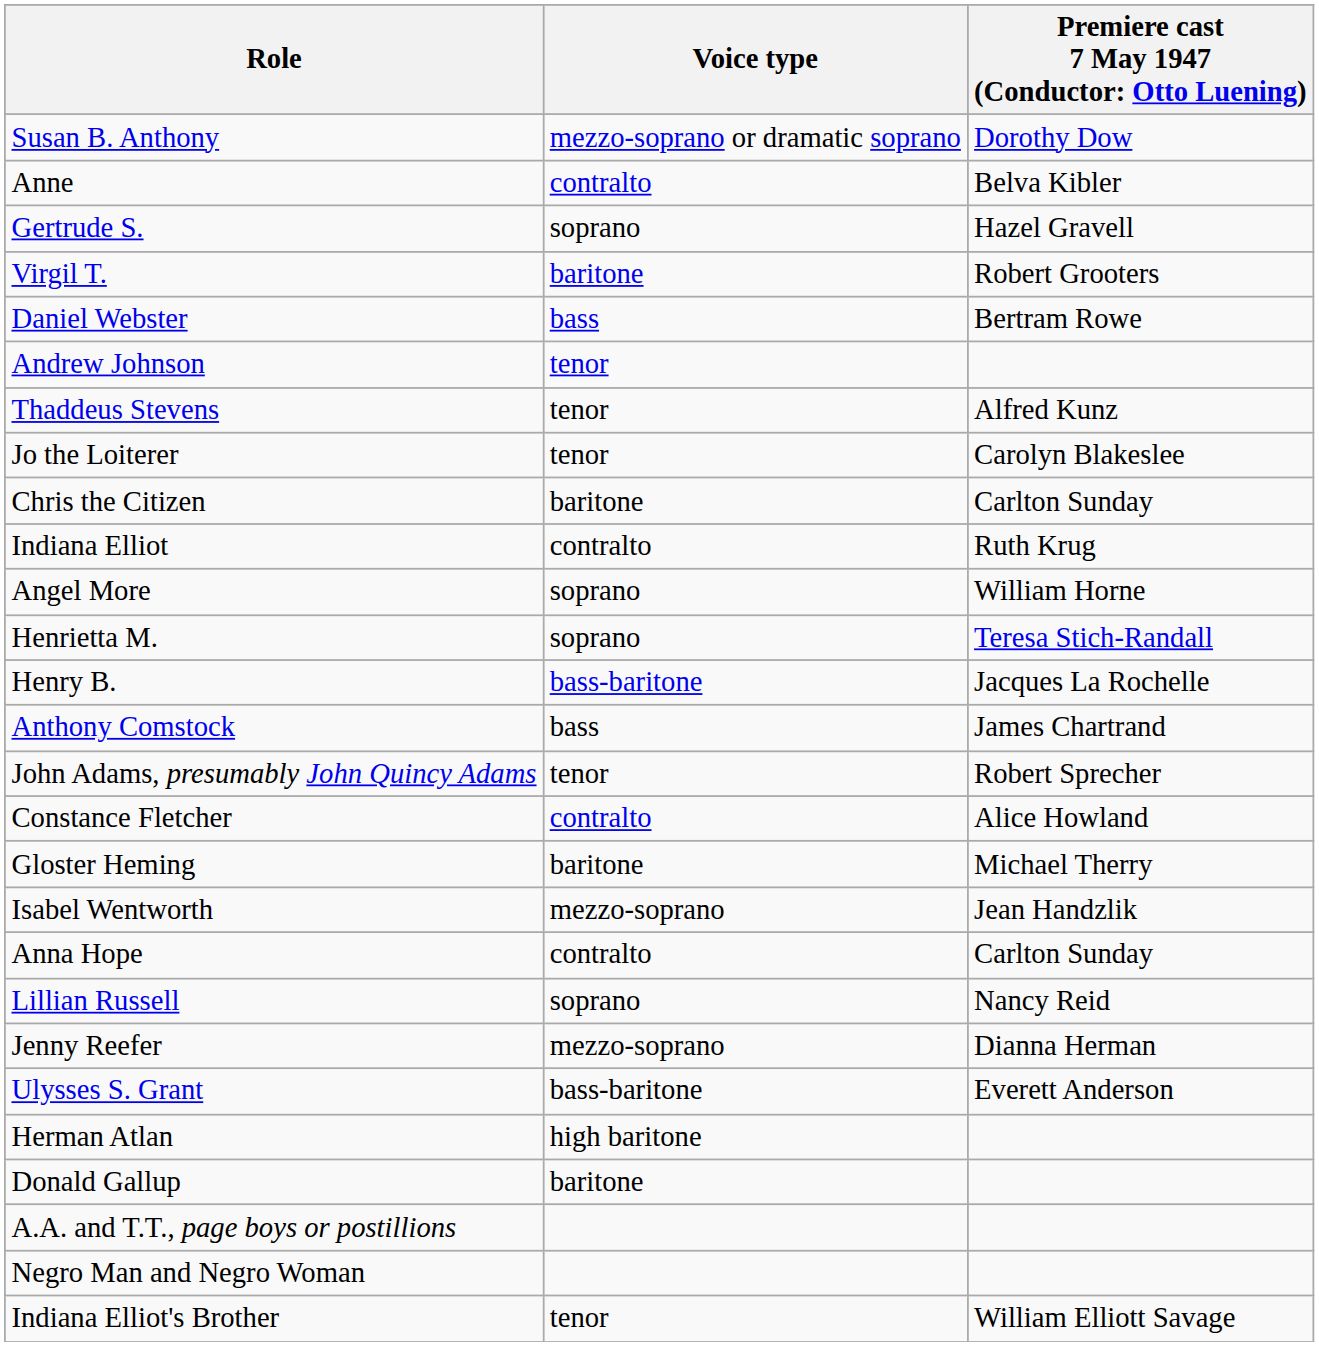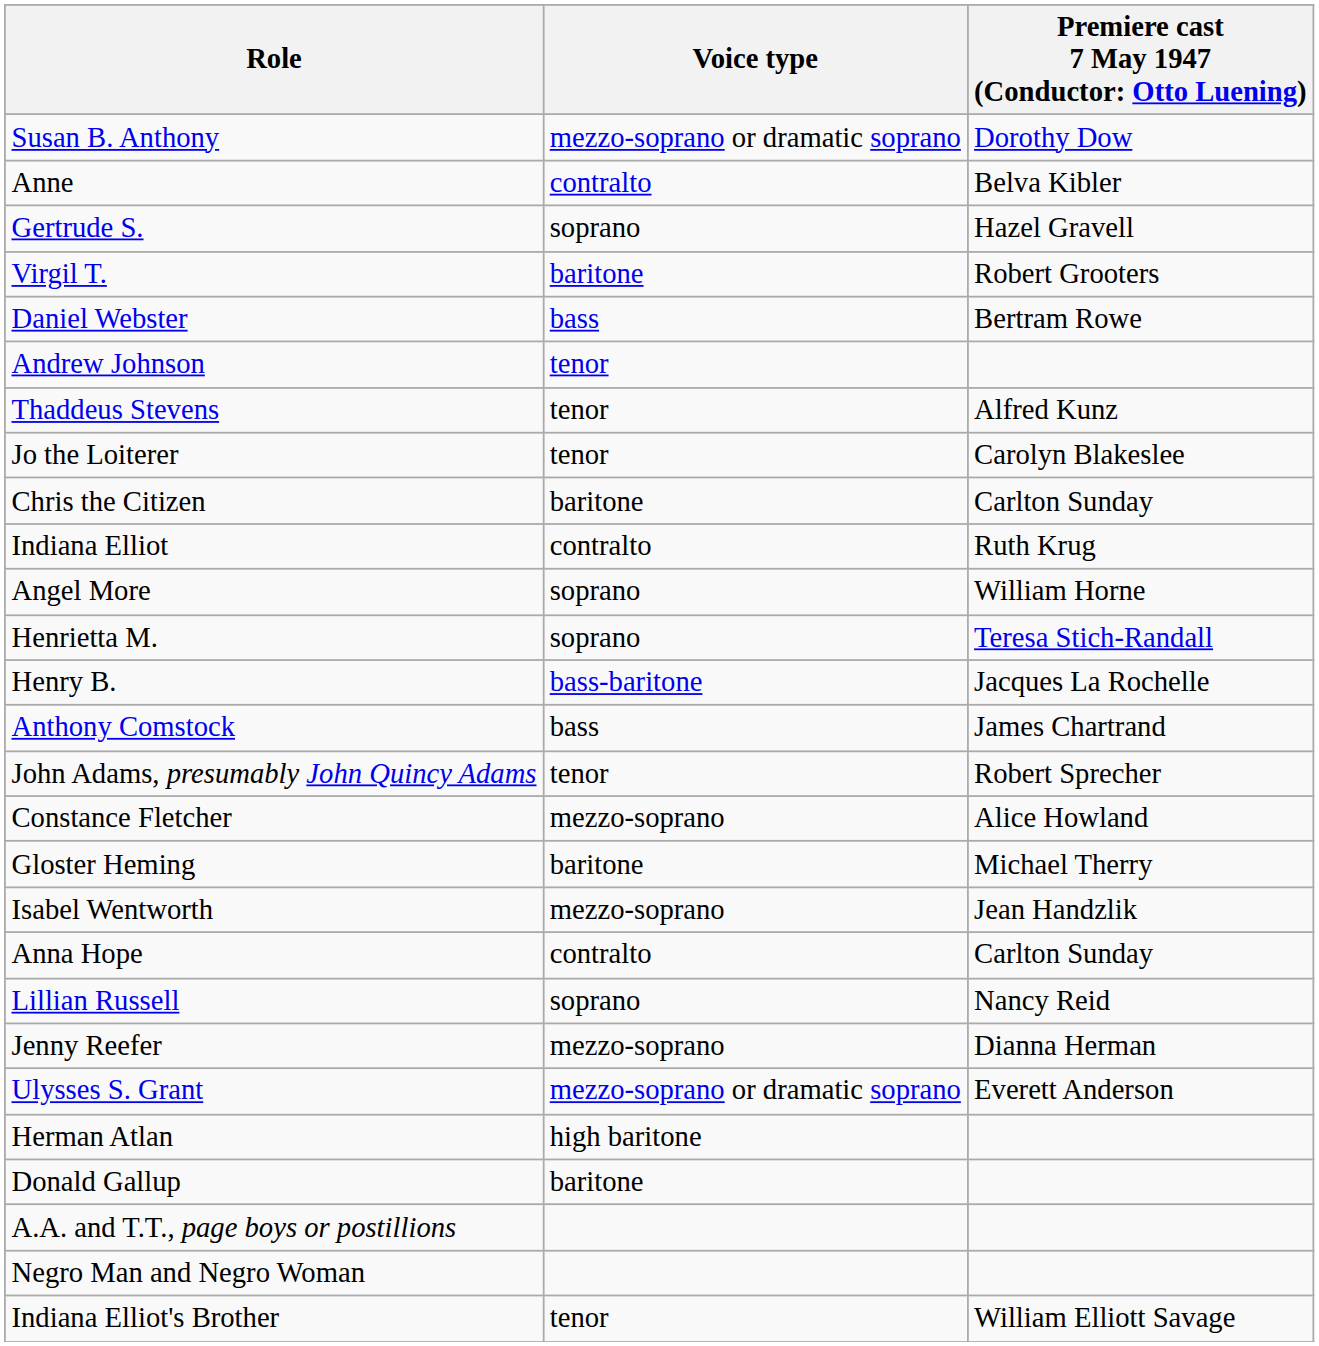(601, 818) contralto -> (637, 818) mezzo-soprano
(626, 1090) bass-baritone -> (755, 1090) mezzo-soprano or dramatic soprano
